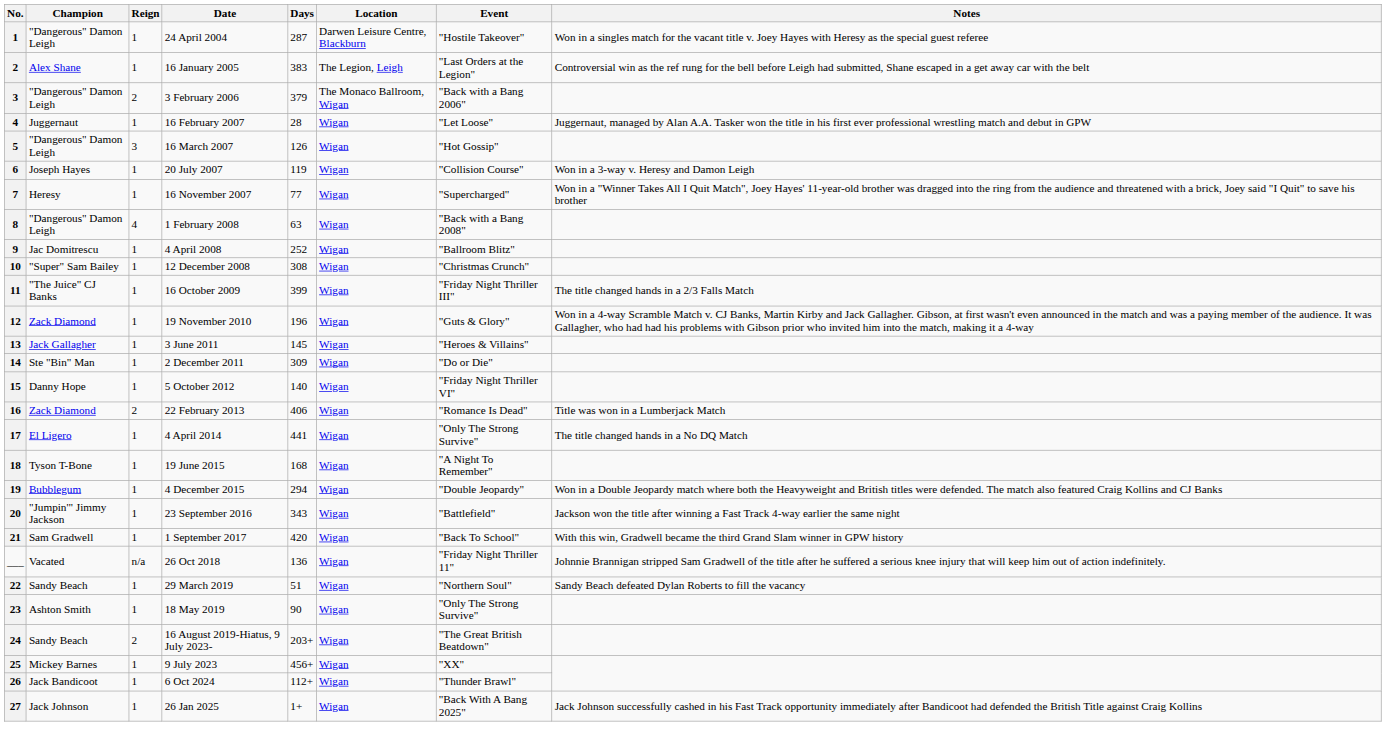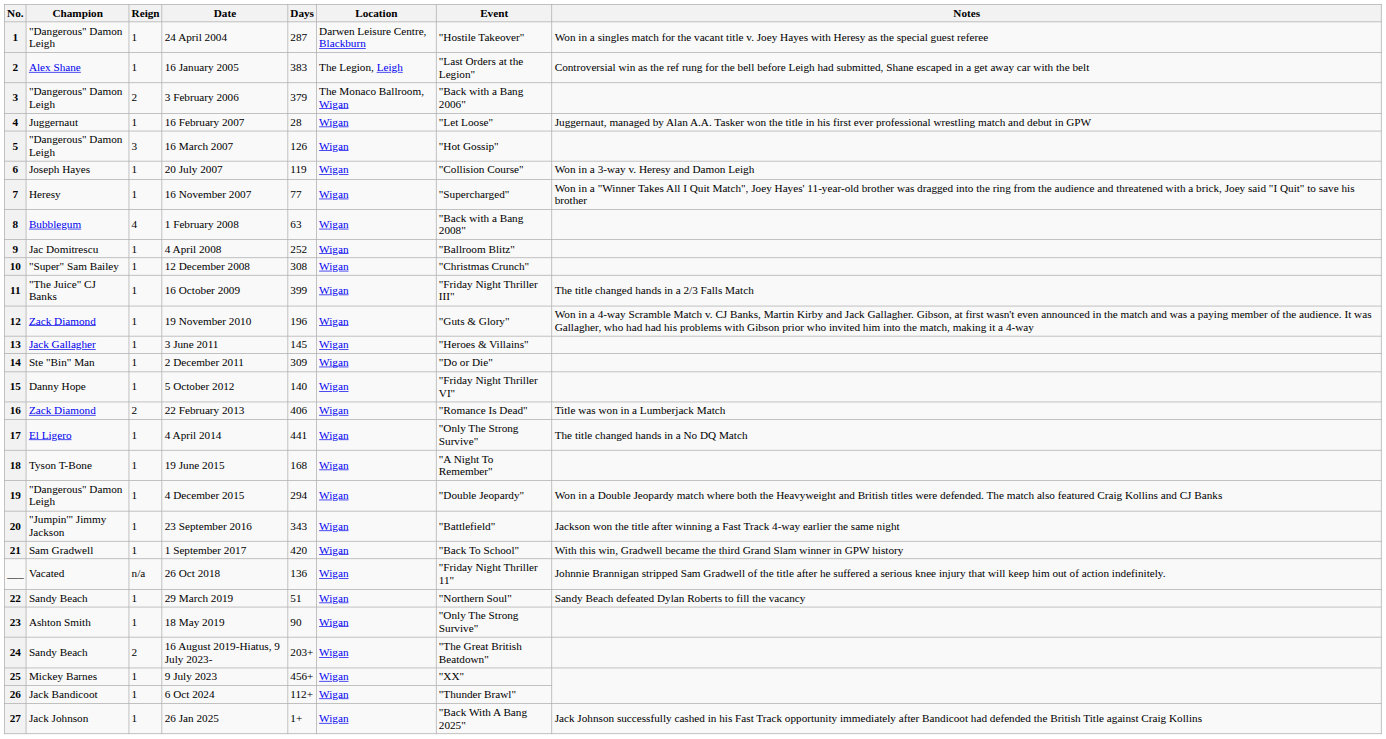(76, 224) "Dangerous" Damon Leigh -> (55, 224) Bubblegum
(55, 489) Bubblegum -> (76, 495) "Dangerous" Damon Leigh
